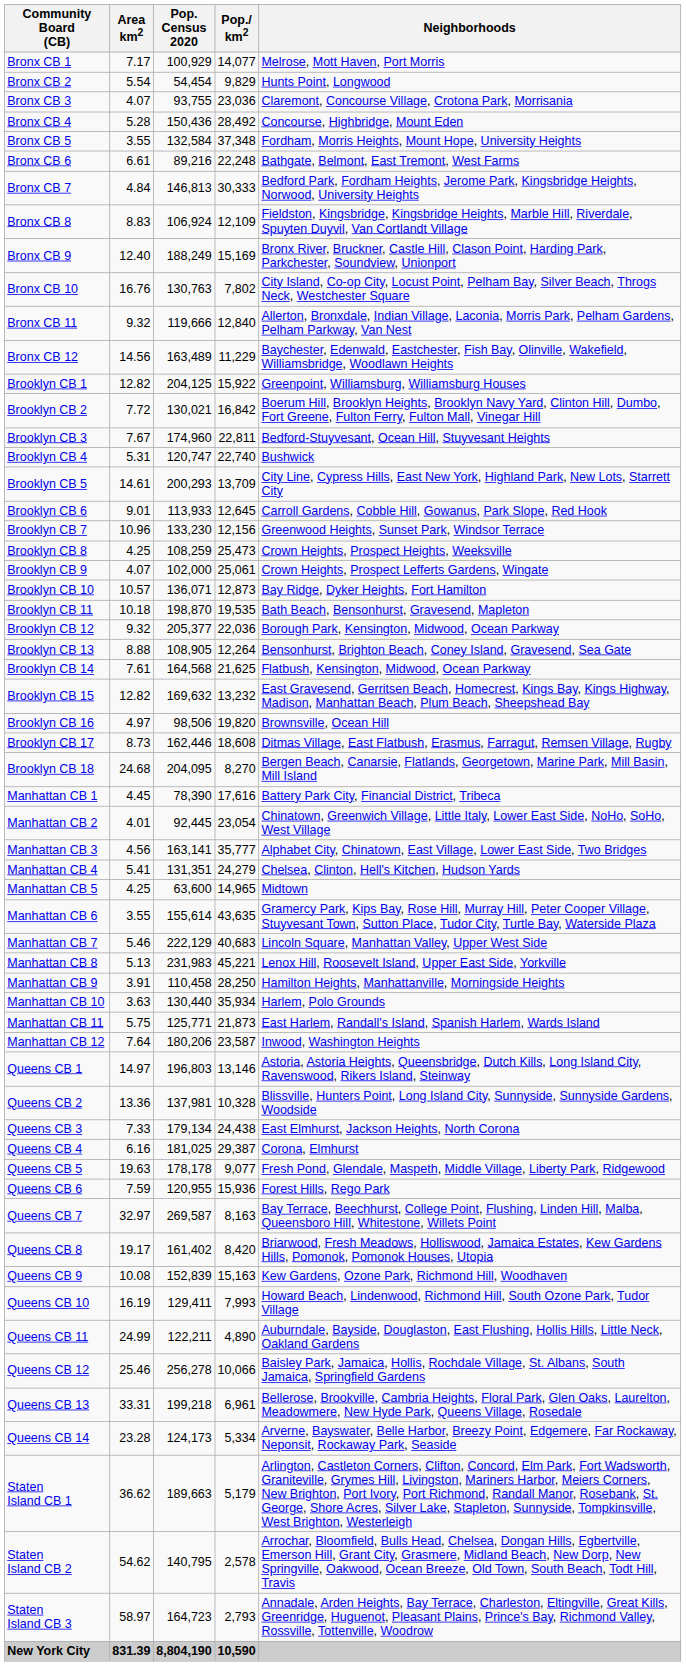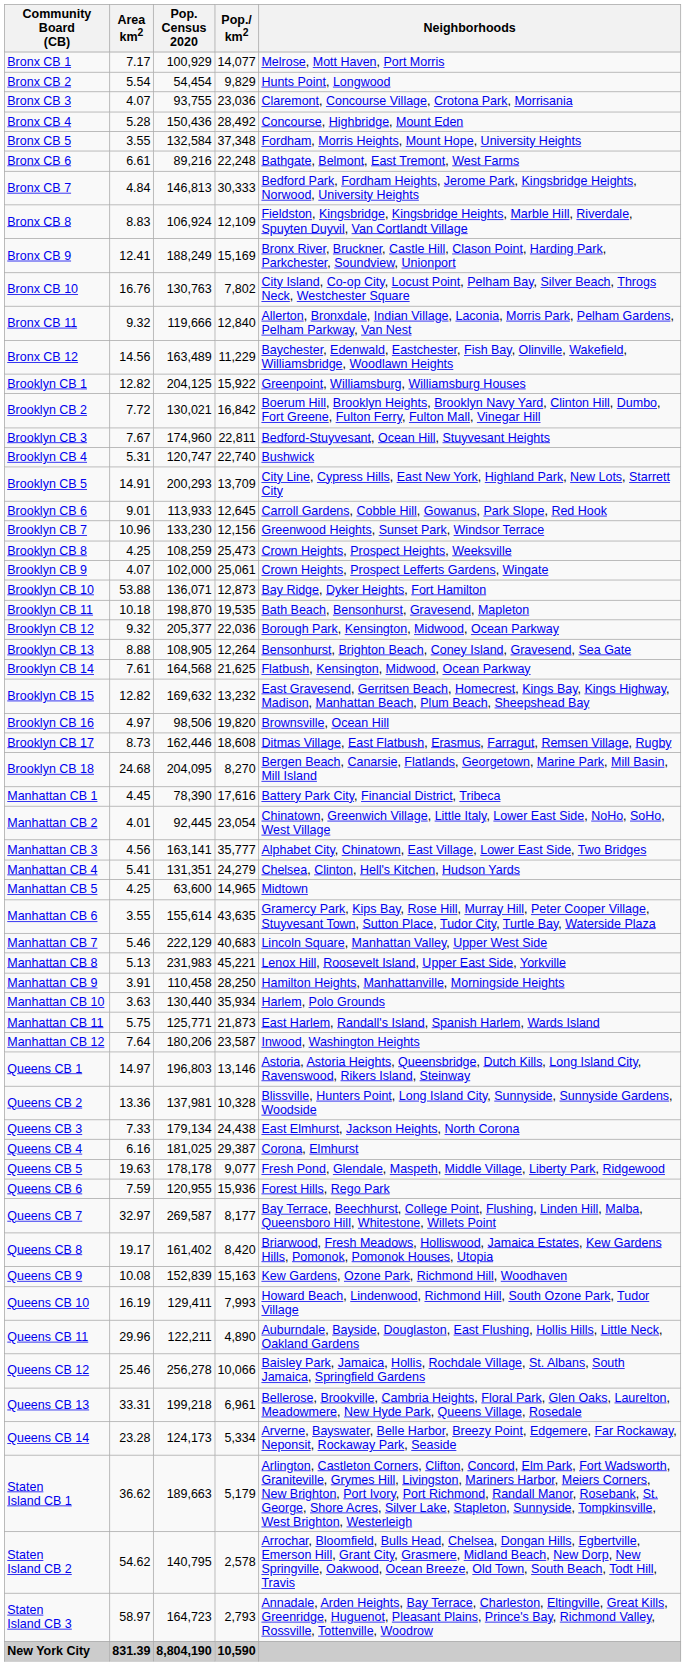(135, 255) 12.40 -> (135, 255) 12.41
(135, 484) 14.61 -> (135, 484) 14.91
(135, 590) 10.57 -> (135, 590) 53.88
(240, 1215) 8,163 -> (240, 1215) 8,177
(135, 1337) 24.99 -> (135, 1337) 29.96
